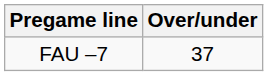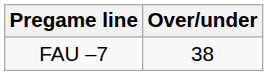(202, 53) 37 -> (202, 53) 38
